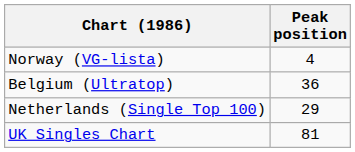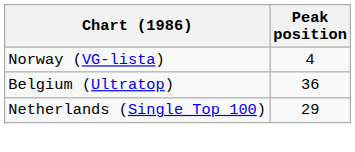- row: (82, 135)
